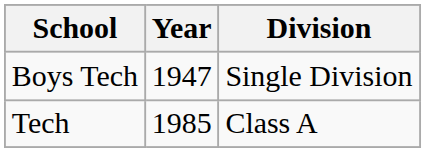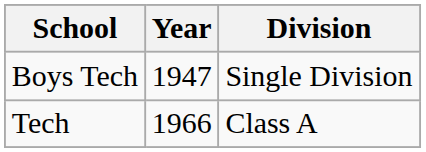(182, 123) 1985 -> (182, 123) 1966
